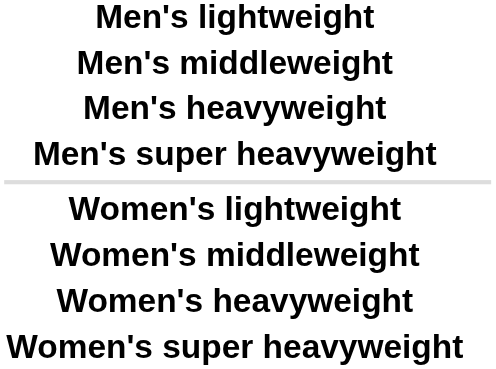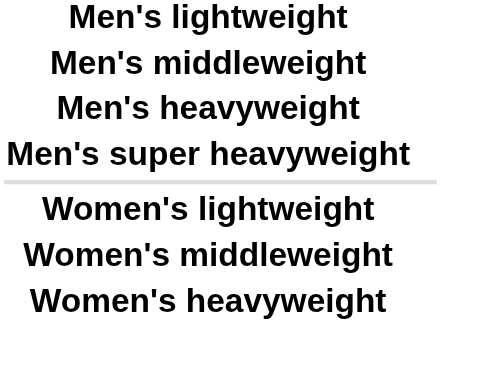- row: (235, 346)
